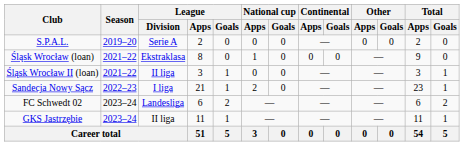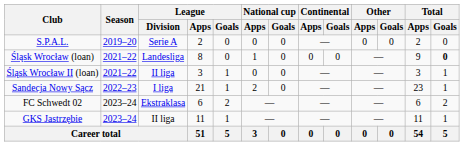(163, 57) Ekstraklasa -> (163, 57) Landesliga
(445, 57) normal -> (445, 57) bold
(163, 103) Landesliga -> (163, 103) Ekstraklasa
